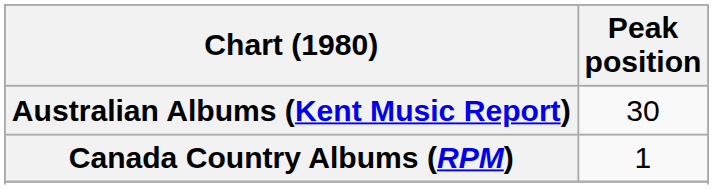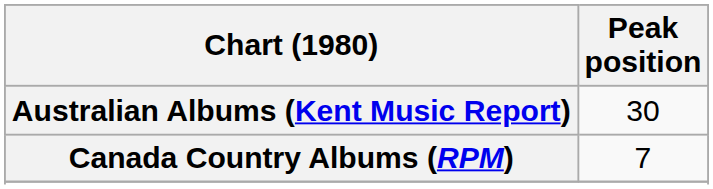(643, 157) 1 -> (643, 157) 7
